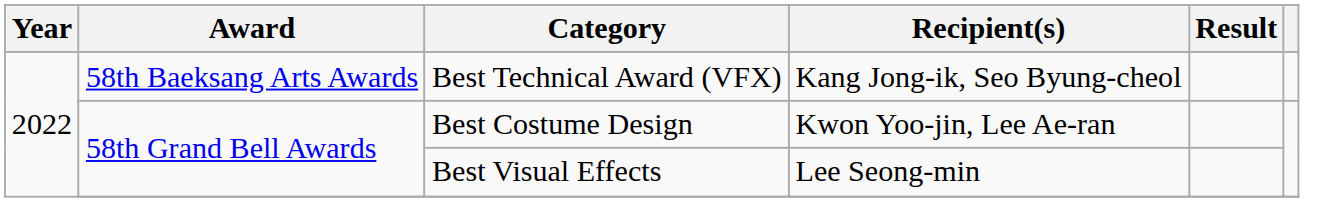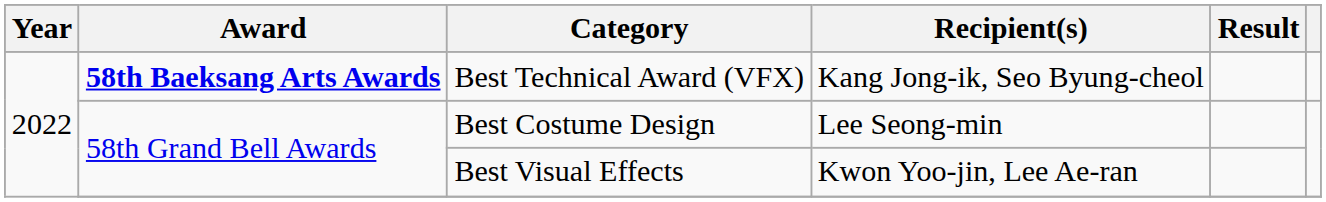(252, 76) normal -> (263, 76) bold
(956, 123) Kwon Yoo-jin, Lee Ae-ran -> (910, 123) Lee Seong-min
(888, 171) Lee Seong-min -> (978, 171) Kwon Yoo-jin, Lee Ae-ran
